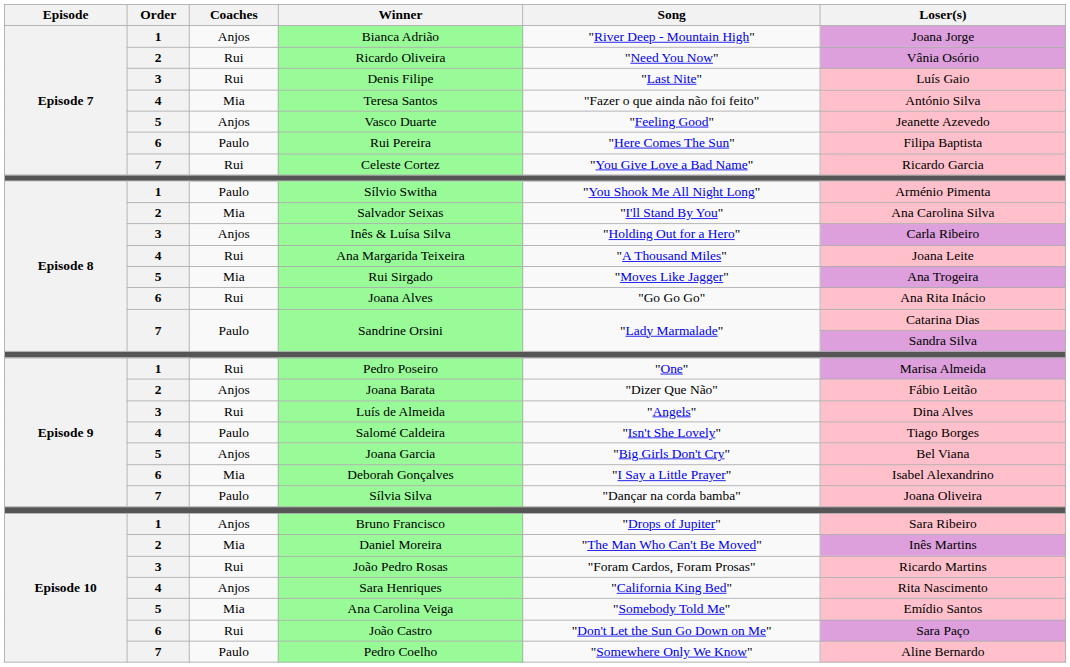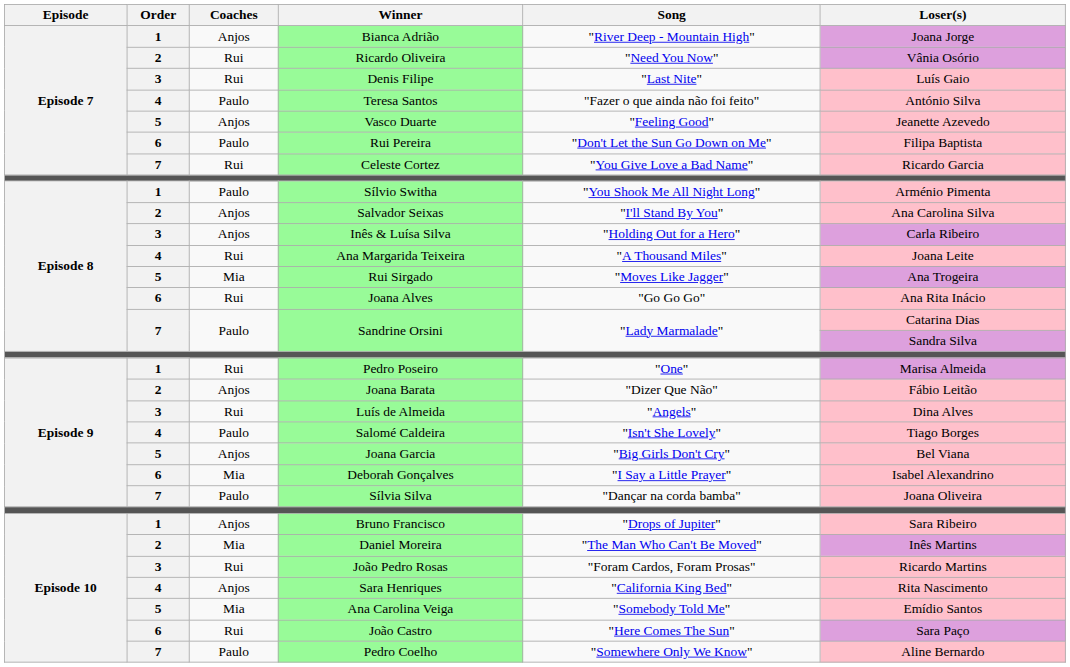(234, 100) Mia -> (234, 100) Paulo
(672, 143) "Here Comes The Sun" -> (672, 143) "Don't Let the Sun Go Down on Me"
(234, 213) Mia -> (234, 213) Anjos
(672, 630) "Don't Let the Sun Go Down on Me" -> (672, 630) "Here Comes The Sun"
